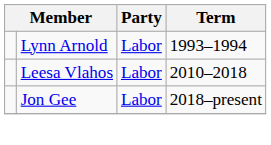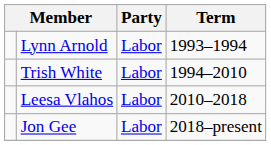+ row: (61, 72)
